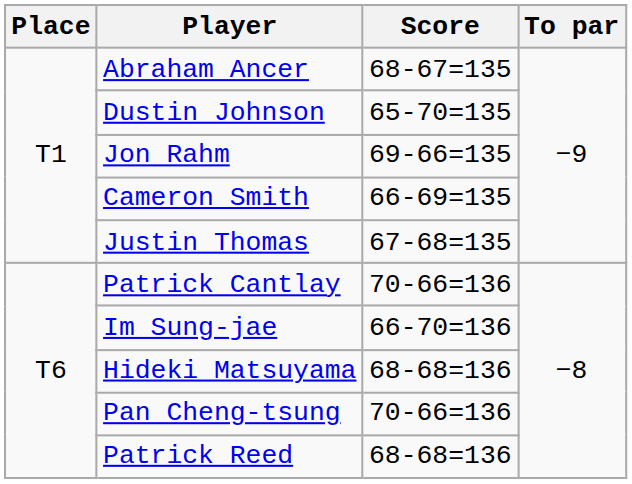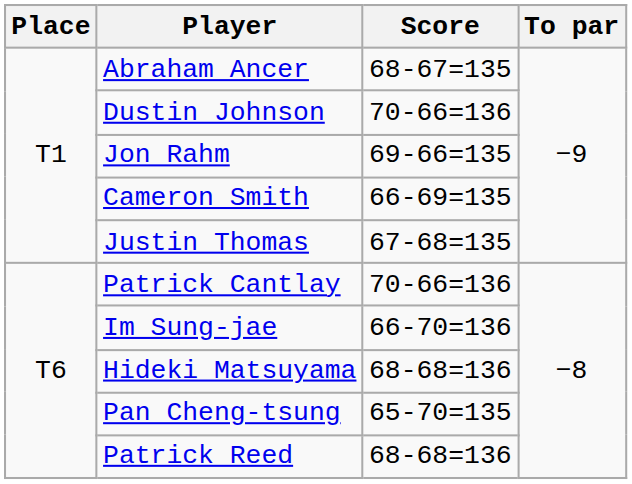(440, 113) 65-70=135 -> (440, 113) 70-66=136
(440, 414) 70-66=136 -> (440, 414) 65-70=135
